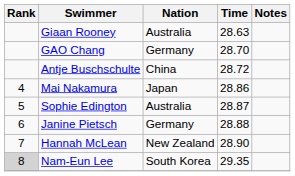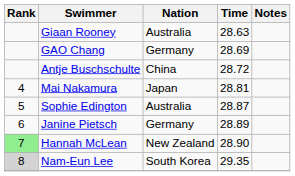(235, 50) 28.70 -> (235, 50) 28.69
(235, 87) 28.86 -> (235, 87) 28.81
(235, 124) 28.88 -> (235, 124) 28.89
(21, 143) no background -> (21, 143) lightgreen background
